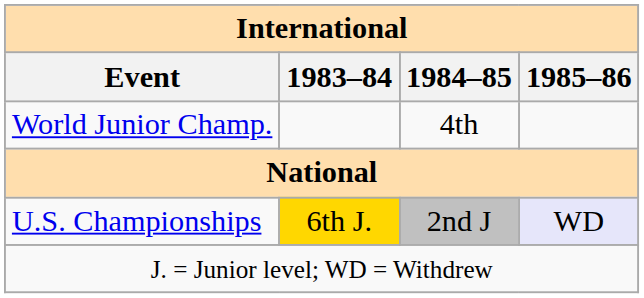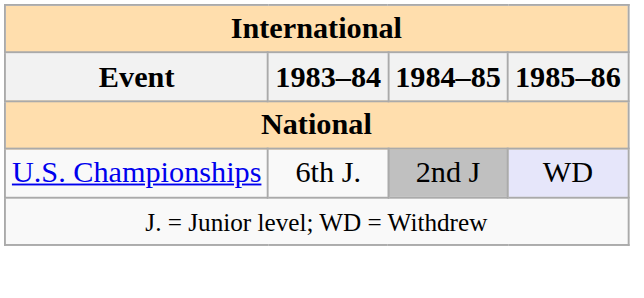- row: (142, 124)
(339, 220) gold background -> (328, 172) no background
